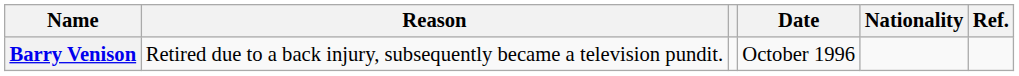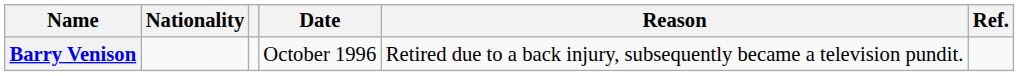columns swapped: (914, 20) <-> (434, 20)
